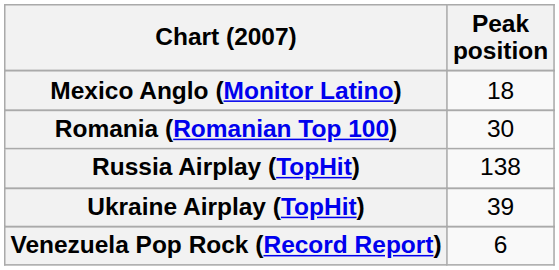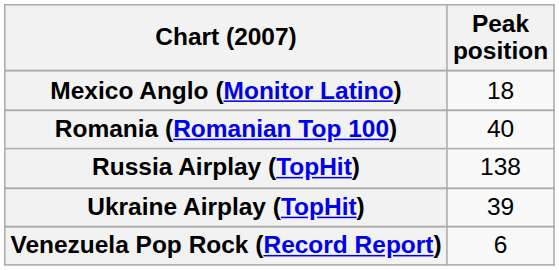(500, 129) 30 -> (500, 129) 40
